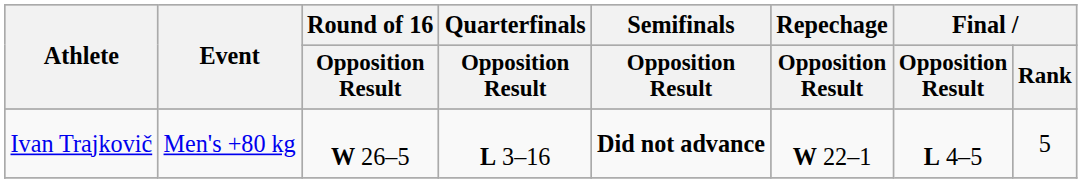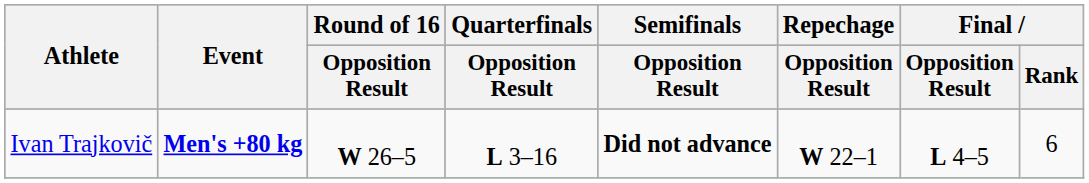(230, 143) normal -> (233, 143) bold
(1045, 143) 5 -> (1051, 143) 6
